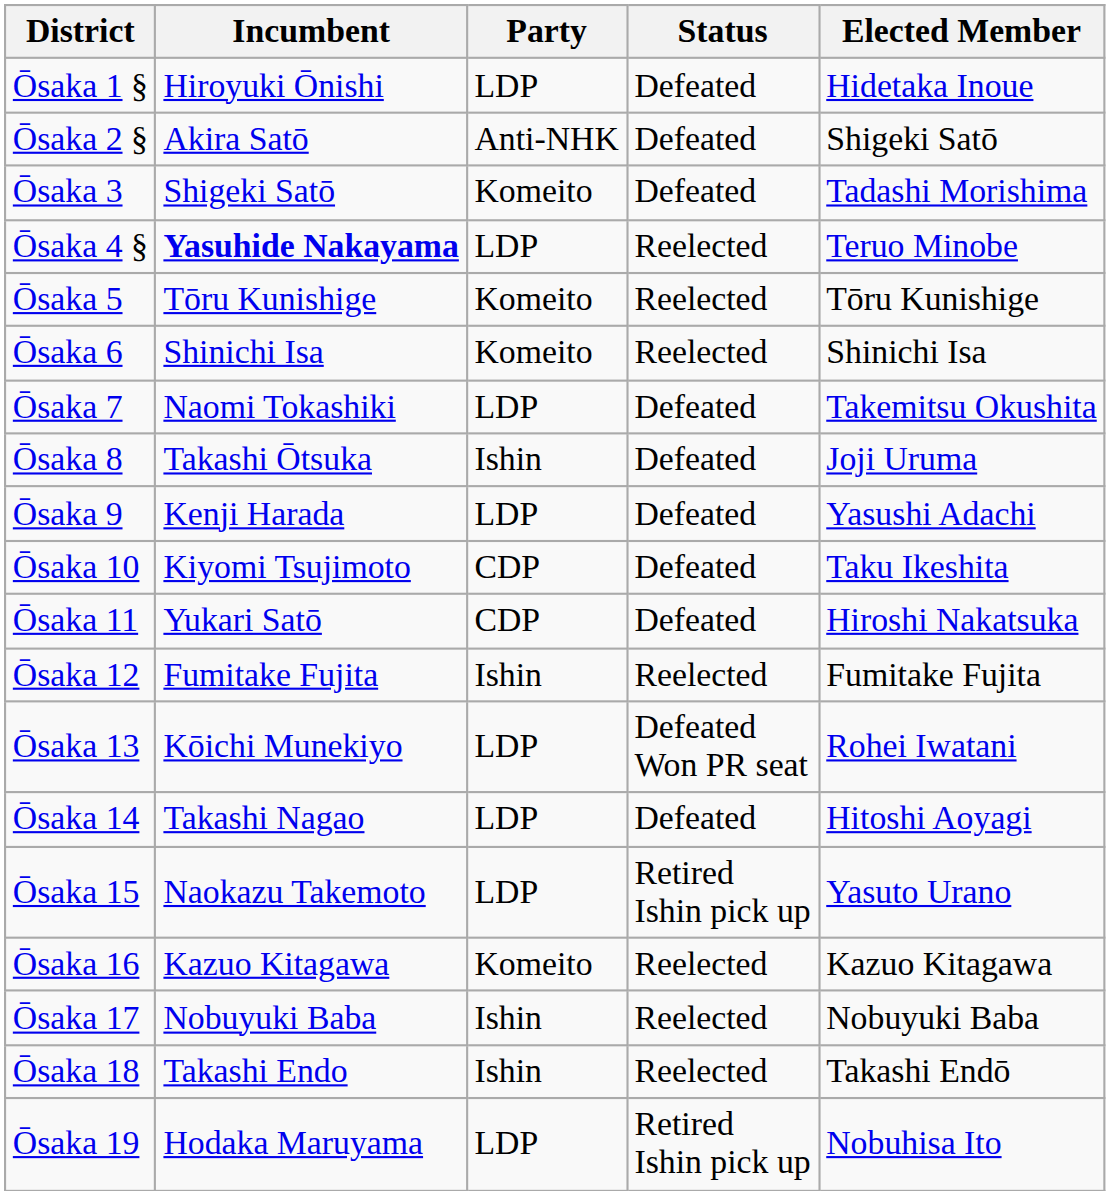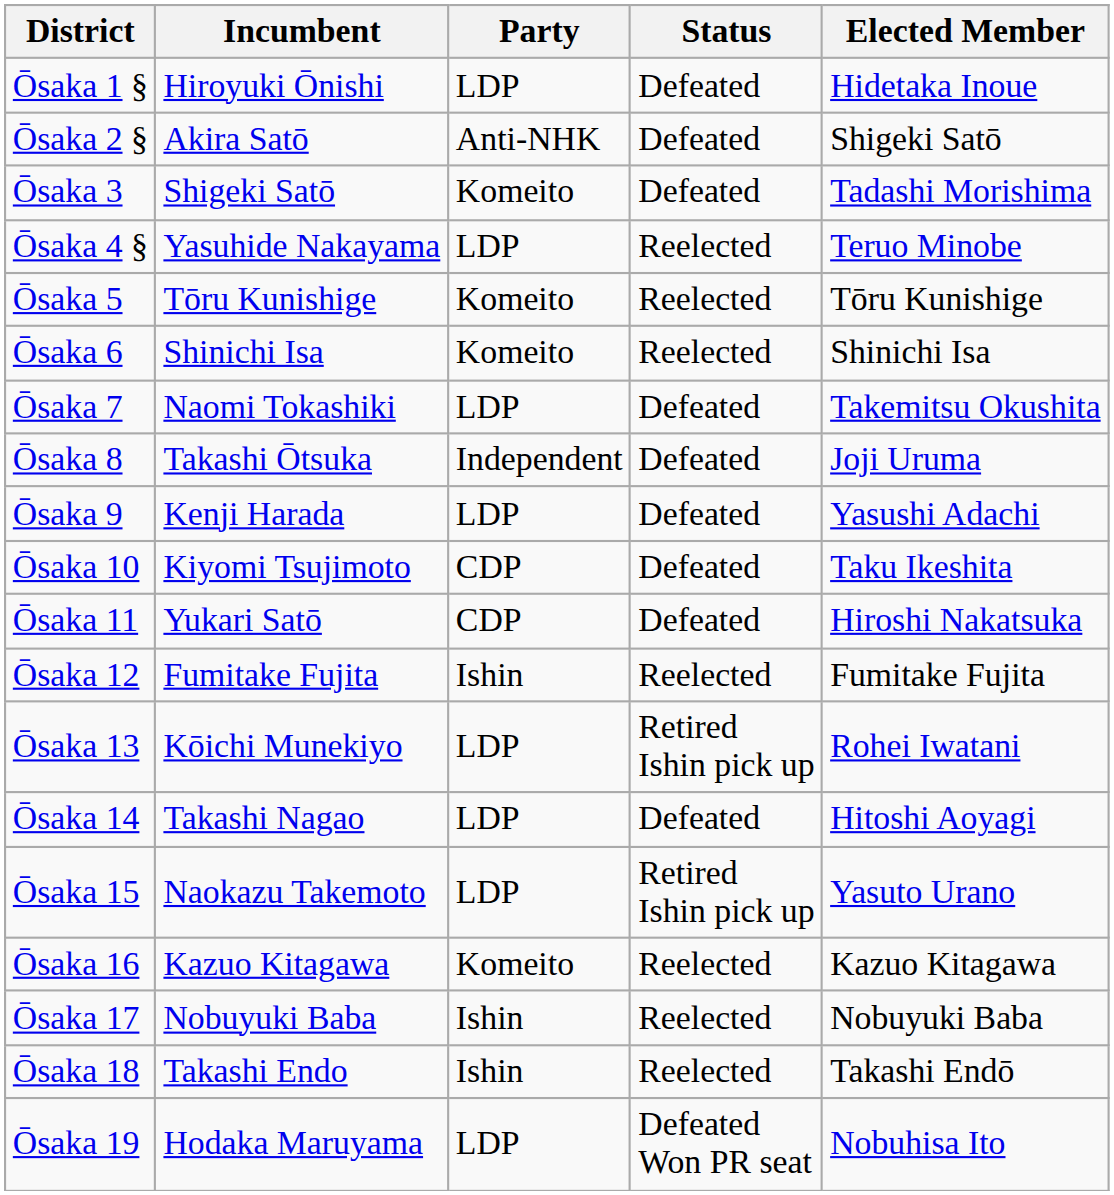(311, 245) bold -> (302, 245) normal
(508, 459) Ishin -> (539, 459) Independent
(721, 746) Defeated Won PR seat -> (726, 746) Retired Ishin pick up
(723, 1143) Retired Ishin pick up -> (725, 1143) Defeated Won PR seat
